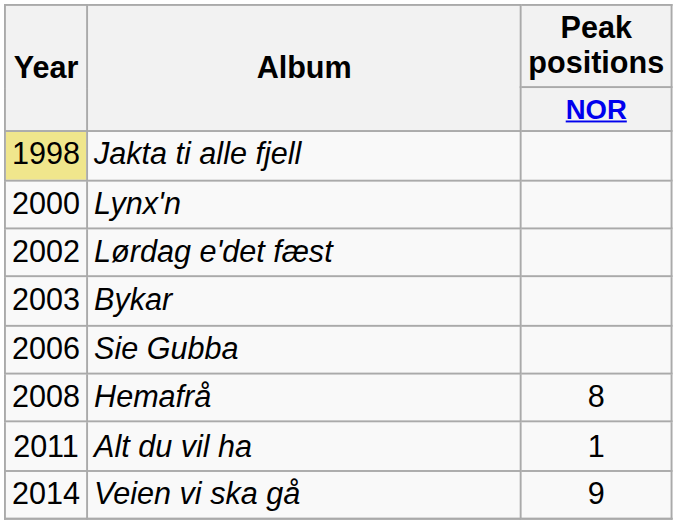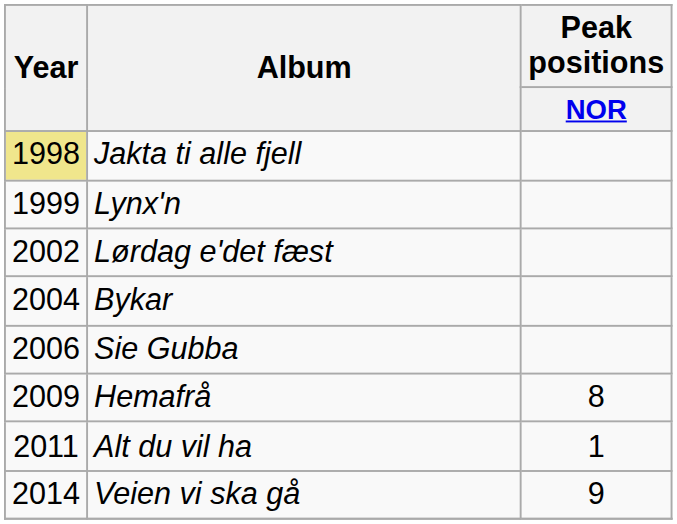(46, 203) 2000 -> (46, 203) 1999
(46, 300) 2003 -> (46, 300) 2004
(46, 397) 2008 -> (46, 397) 2009
